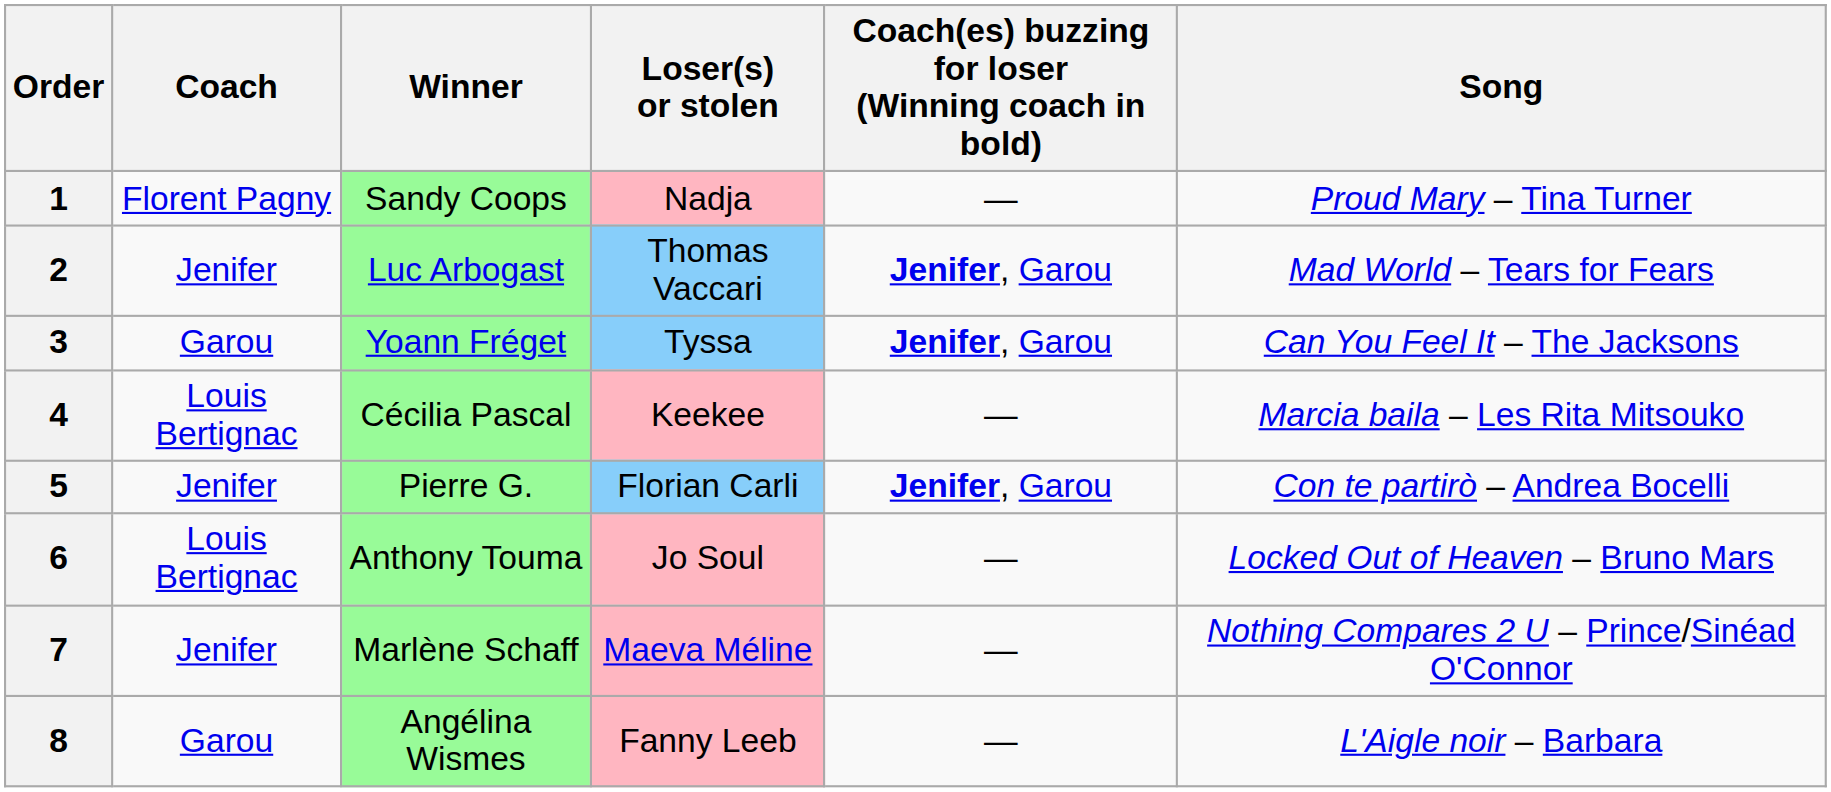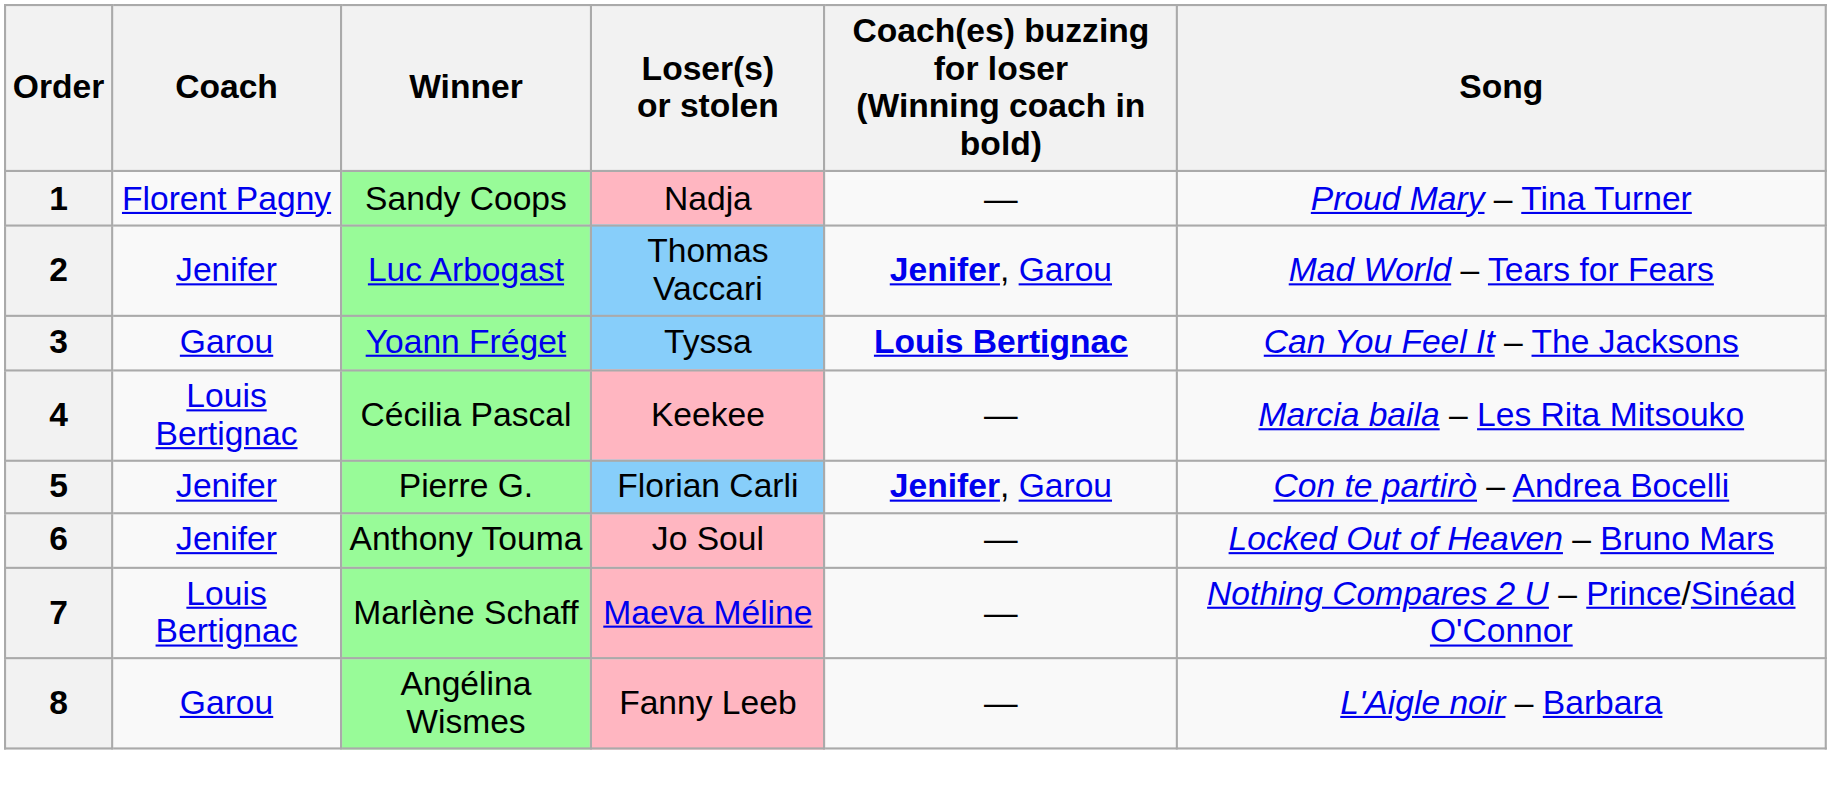(1001, 342) Jenifer, Garou -> (1001, 342) Louis Bertignac
(227, 558) Louis Bertignac -> (227, 539) Jenifer
(227, 649) Jenifer -> (227, 612) Louis Bertignac
